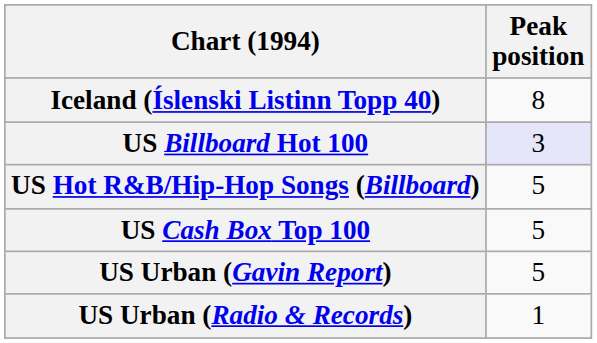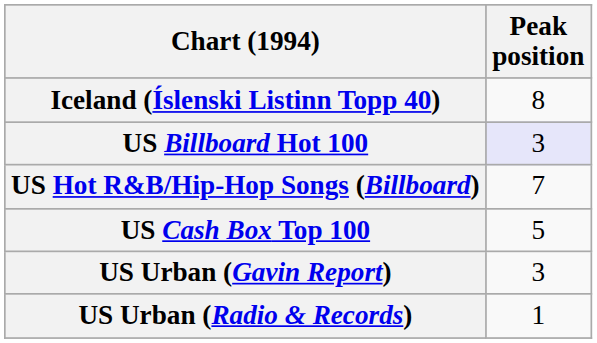(538, 186) 5 -> (538, 186) 7
(538, 272) 5 -> (538, 272) 3
